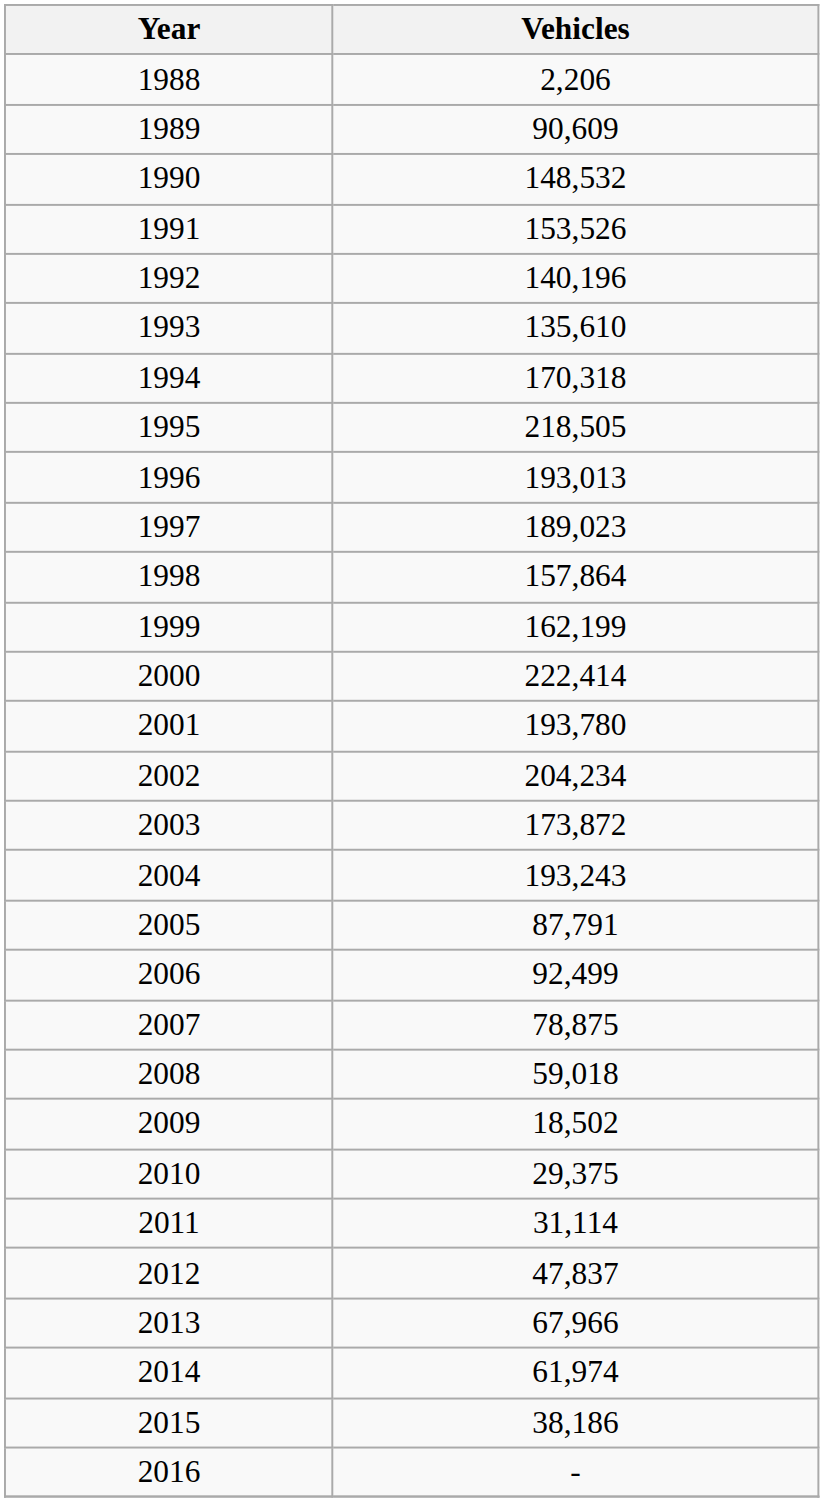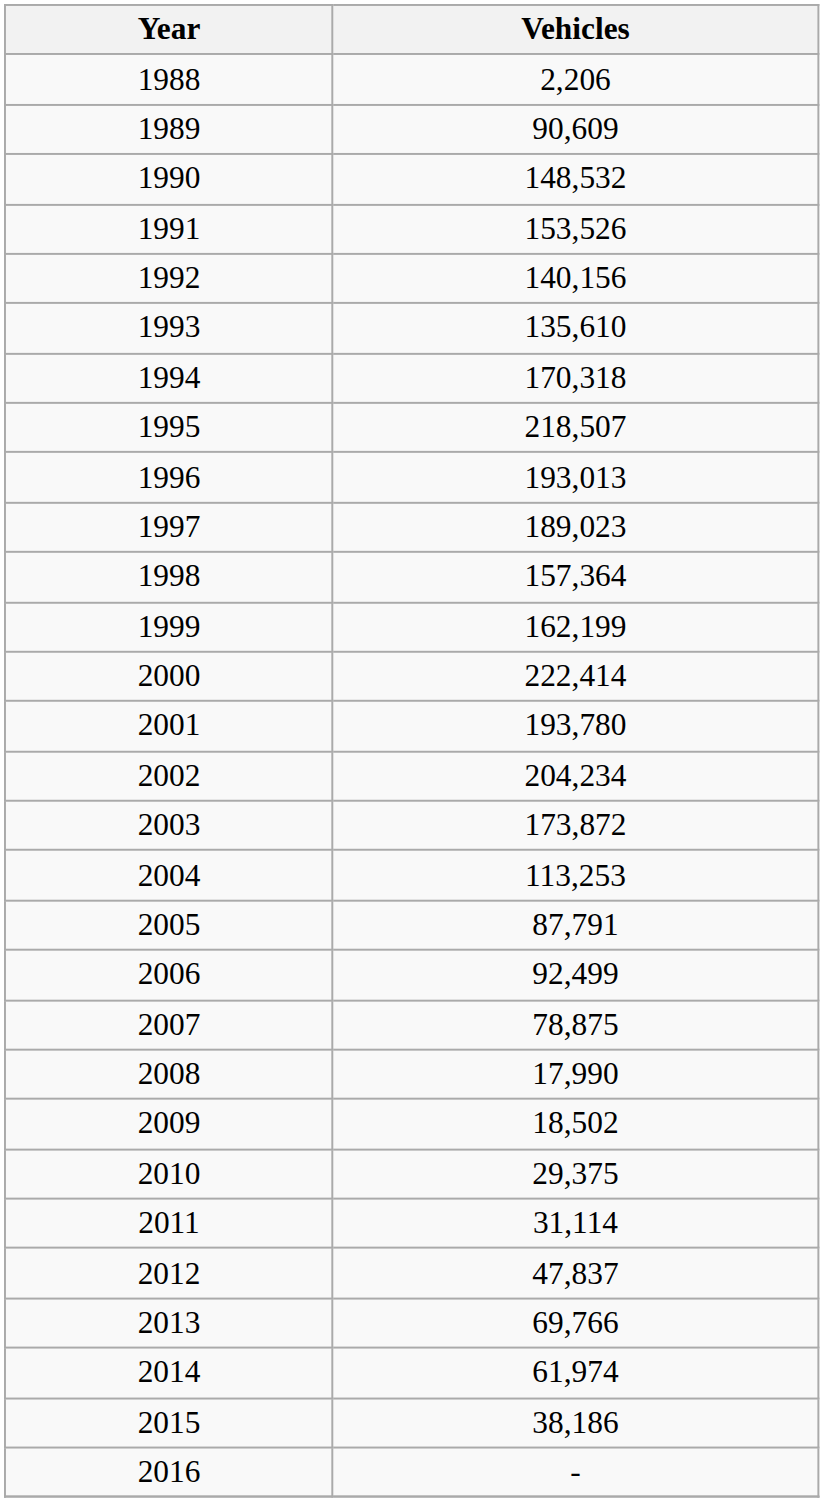(575, 278) 140,196 -> (575, 278) 140,156
(575, 427) 218,505 -> (575, 427) 218,507
(575, 576) 157,864 -> (575, 576) 157,364
(575, 874) 193,243 -> (575, 874) 113,253
(575, 1073) 59,018 -> (575, 1073) 17,990
(575, 1322) 67,966 -> (575, 1322) 69,766
